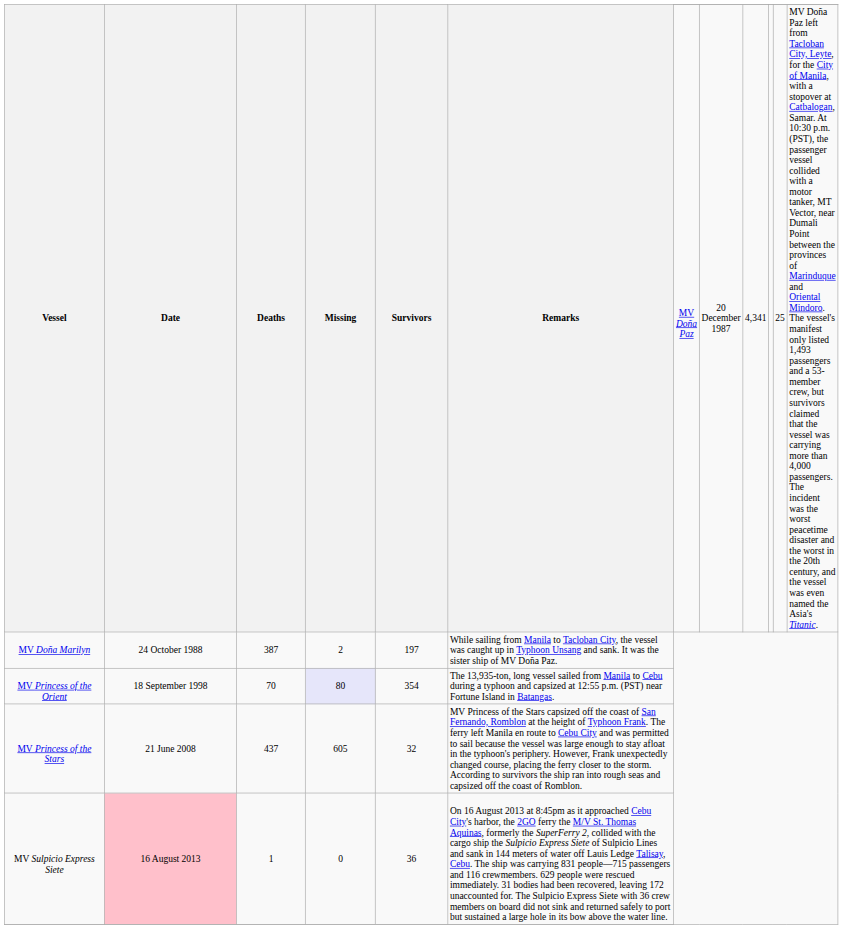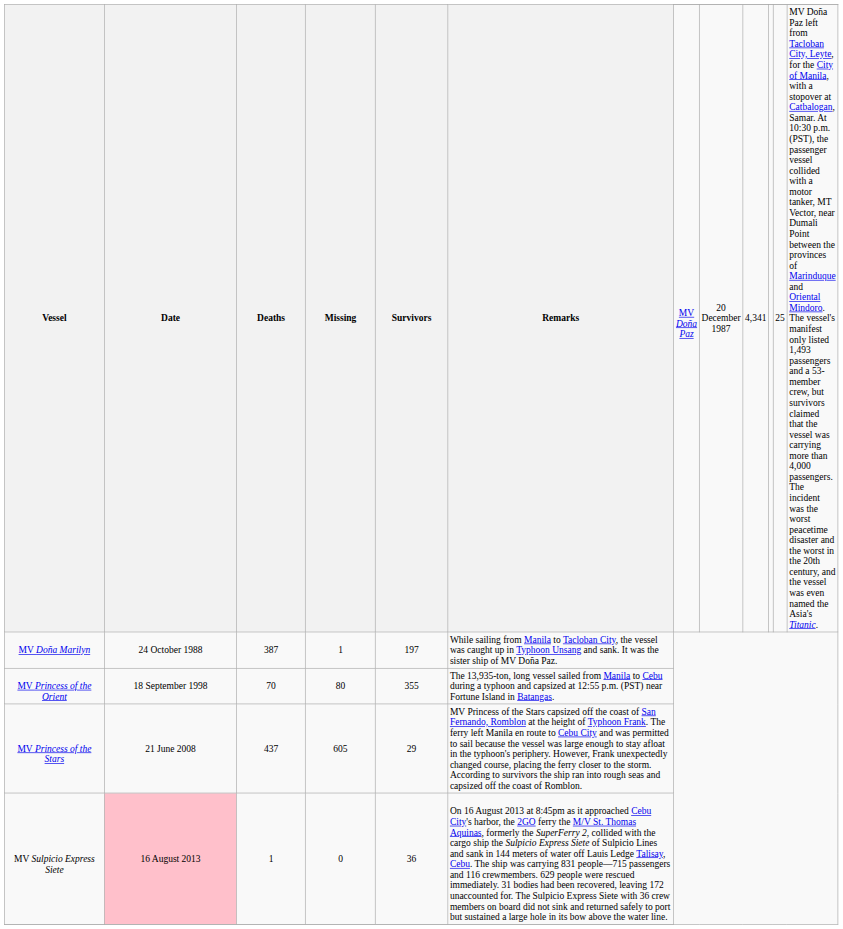(341, 650) 2 -> (341, 650) 1
(341, 686) lavender background -> (341, 686) no background
(412, 686) 354 -> (412, 686) 355
(412, 749) 32 -> (412, 749) 29
